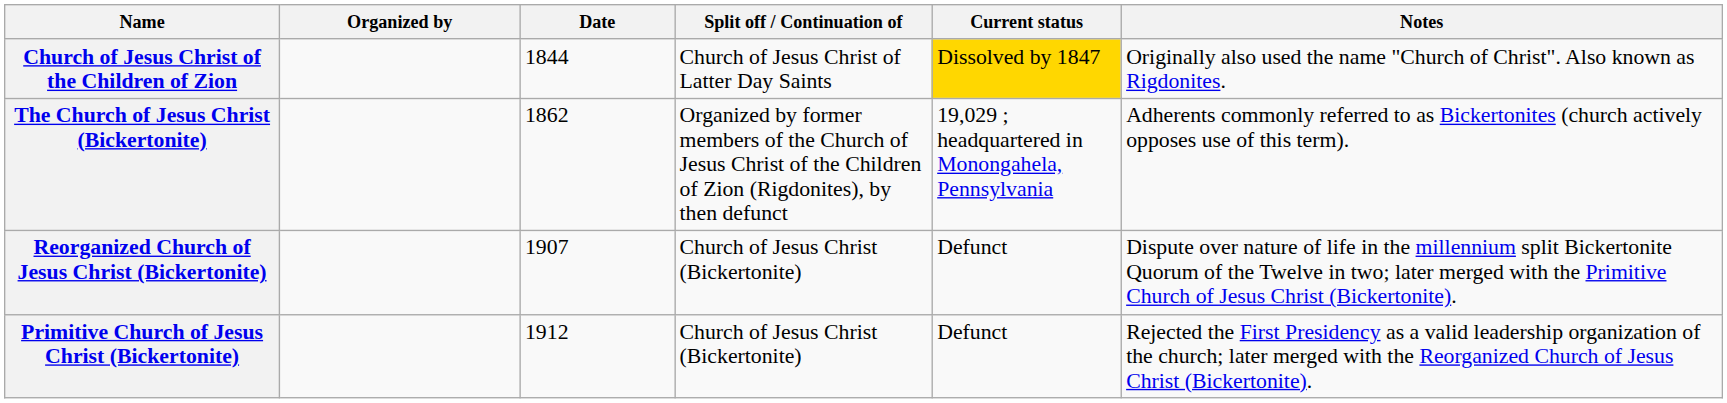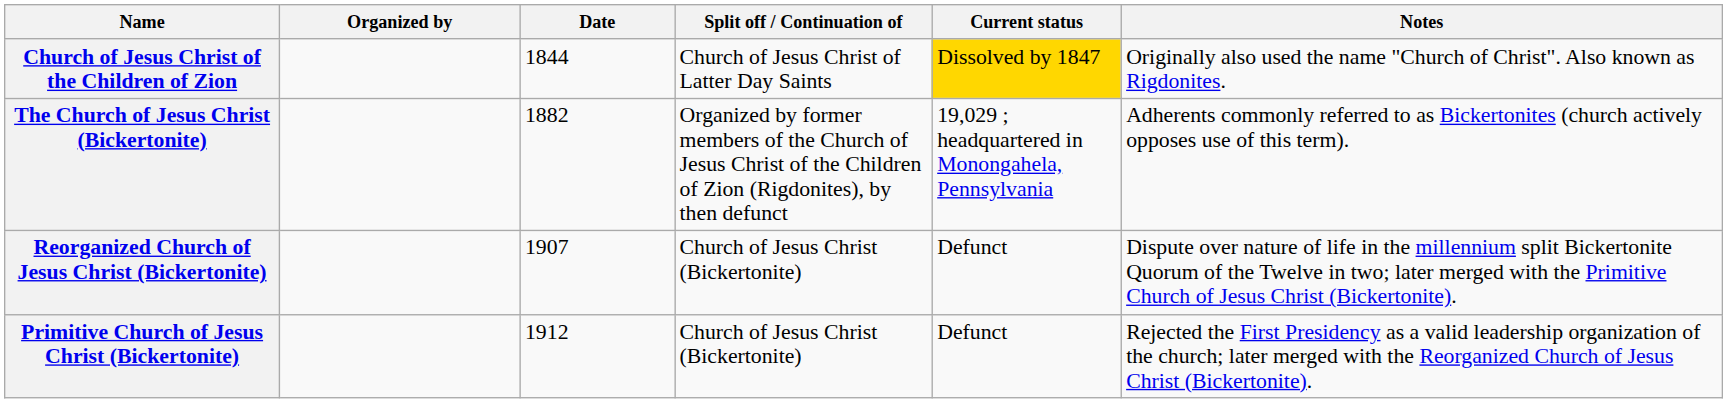(547, 115) 1862 -> (547, 115) 1882
